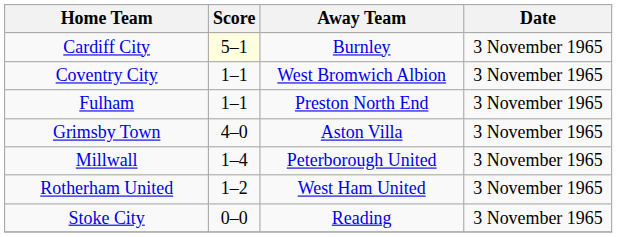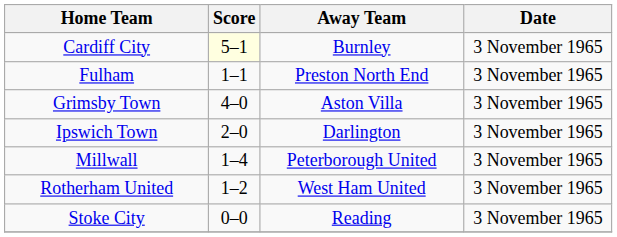- row: (107, 75)
+ row: (107, 132)
